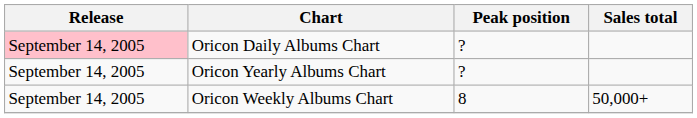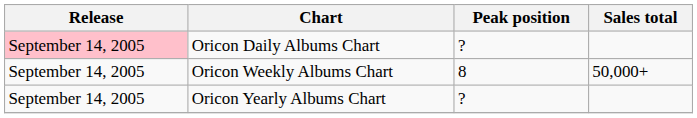rows swapped: (292, 98) <-> (289, 71)
